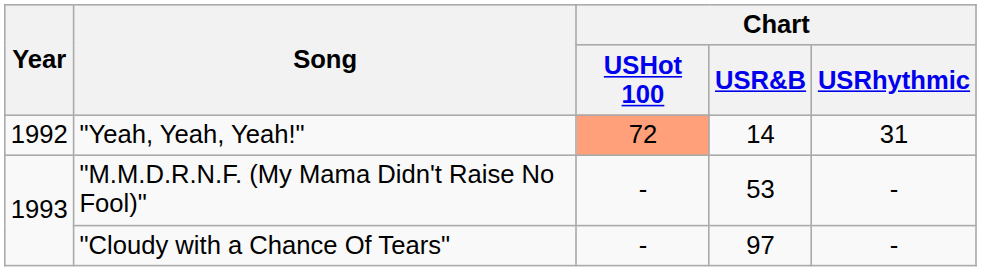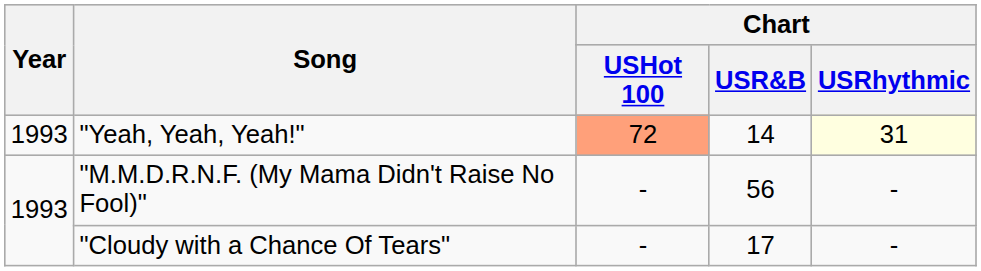(39, 134) 1992 -> (39, 134) 1993
(894, 134) no background -> (894, 134) lightyellow background
(761, 189) 53 -> (761, 189) 56
(761, 244) 97 -> (761, 244) 17
